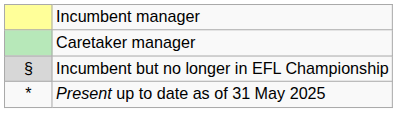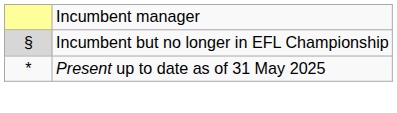- row: (126, 42)
